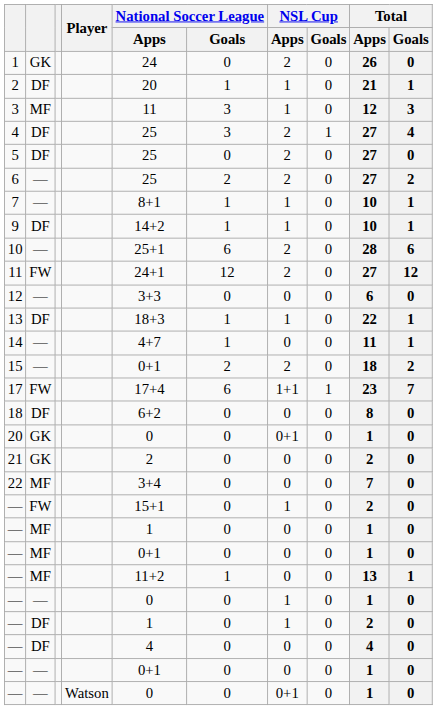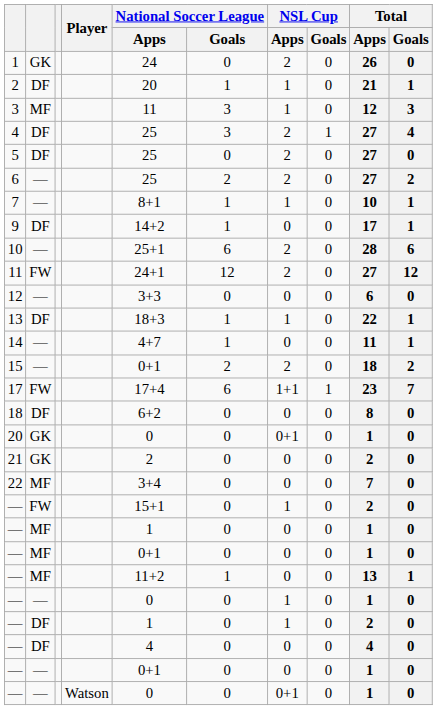(287, 226) 1 -> (287, 226) 0
(370, 226) 10 -> (370, 226) 17
